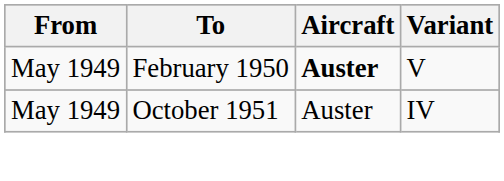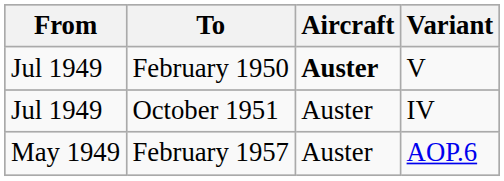(66, 68) May 1949 -> (57, 68) Jul 1949
(66, 110) May 1949 -> (57, 110) Jul 1949
+ row: (211, 152)
